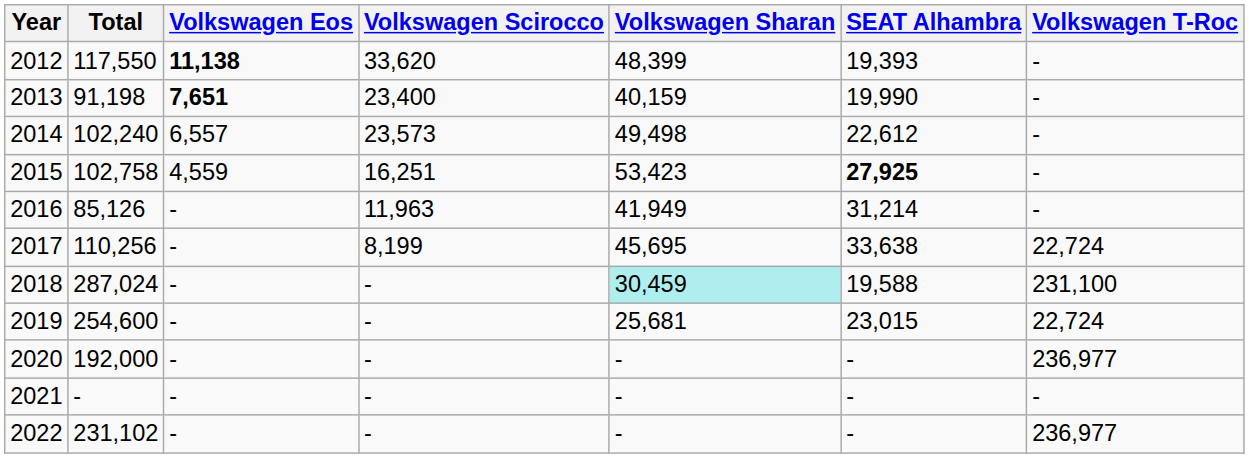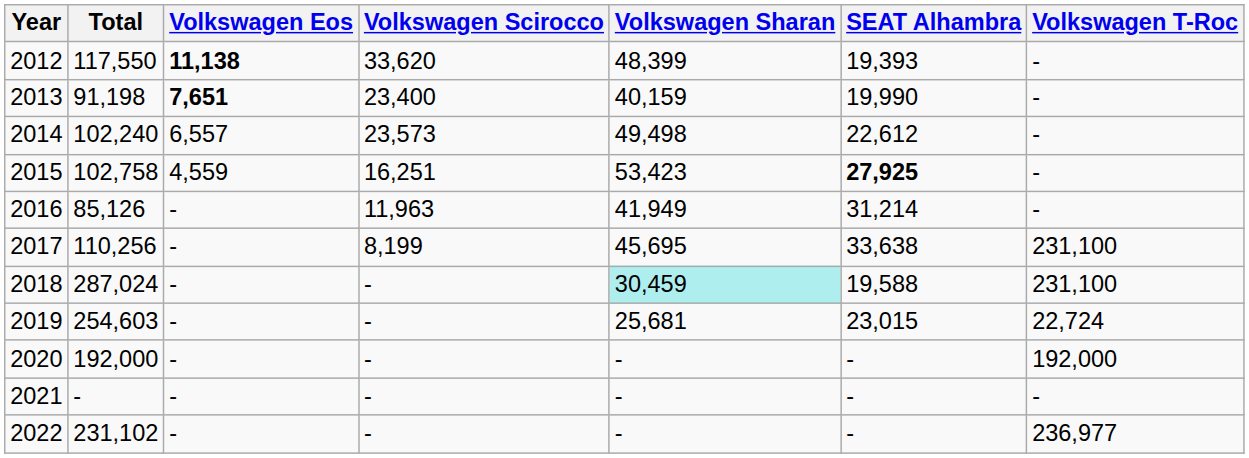(1068, 246) 22,724 -> (1075, 246) 231,100
(116, 321) 254,600 -> (116, 321) 254,603
(1075, 358) 236,977 -> (1075, 358) 192,000
